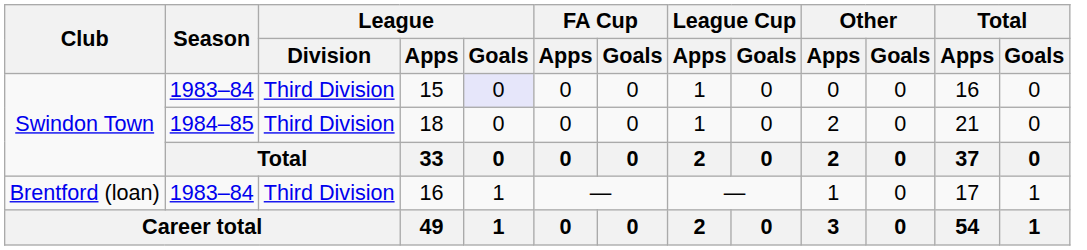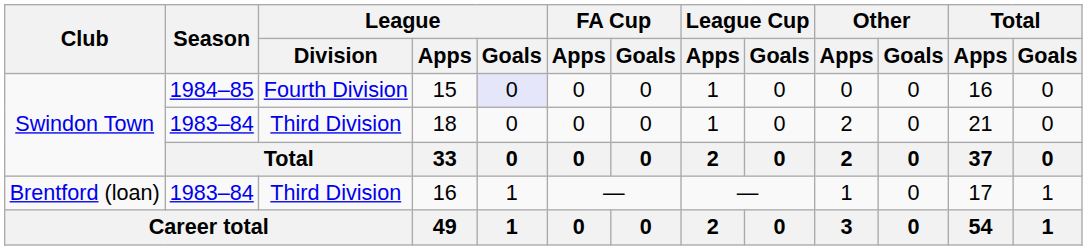(212, 90) 1983–84 -> (212, 90) 1984–85
(329, 90) Third Division -> (336, 90) Fourth Division
(212, 124) 1984–85 -> (212, 124) 1983–84
